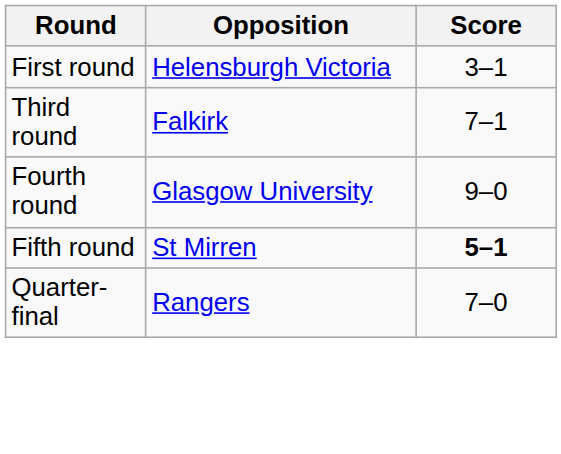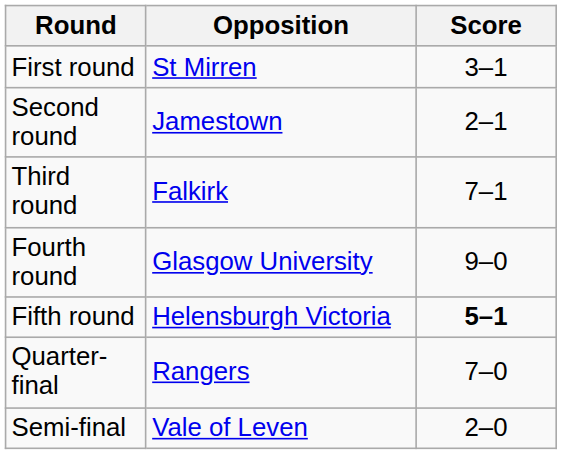(272, 66) Helensburgh Victoria -> (204, 66) St Mirren
+ row: (55, 121)
(204, 247) St Mirren -> (272, 316) Helensburgh Victoria
+ row: (69, 427)
